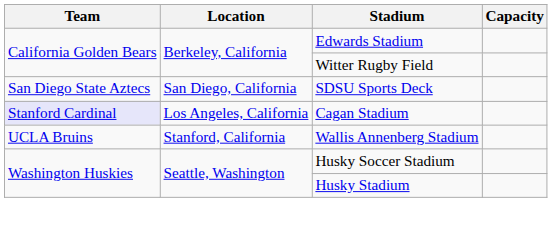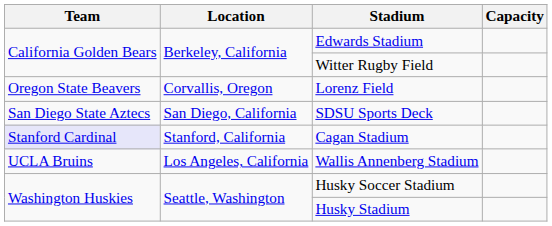+ row: (354, 88)
(236, 112) Los Angeles, California -> (224, 137) Stanford, California
(224, 137) Stanford, California -> (236, 161) Los Angeles, California
